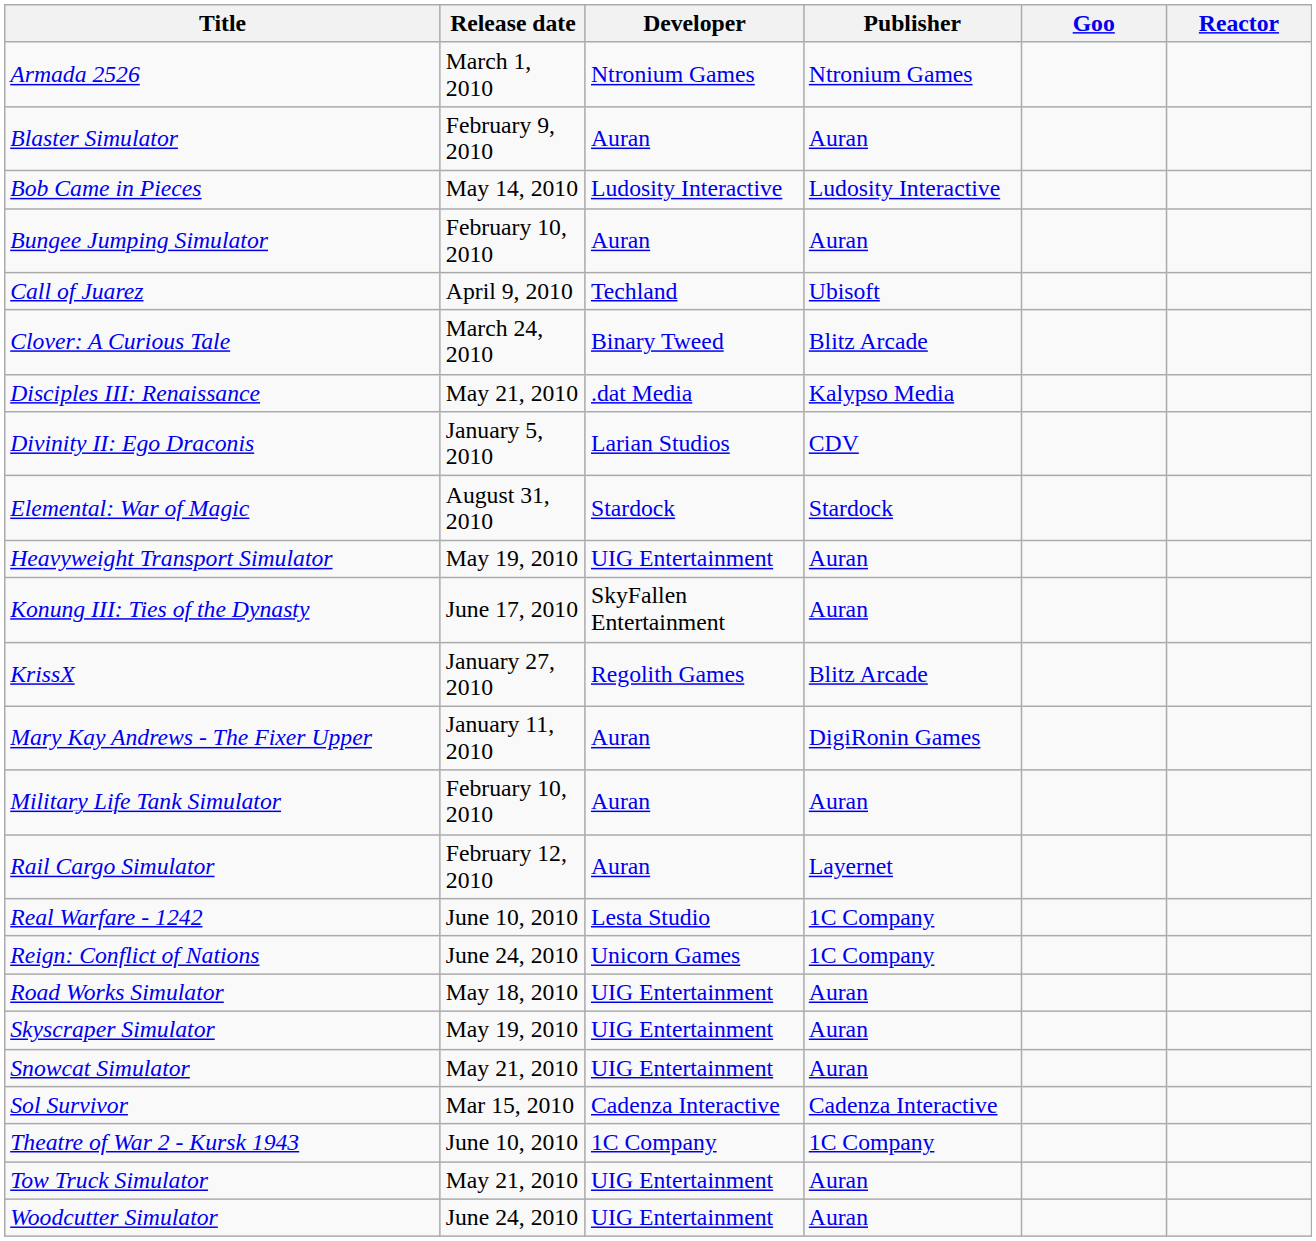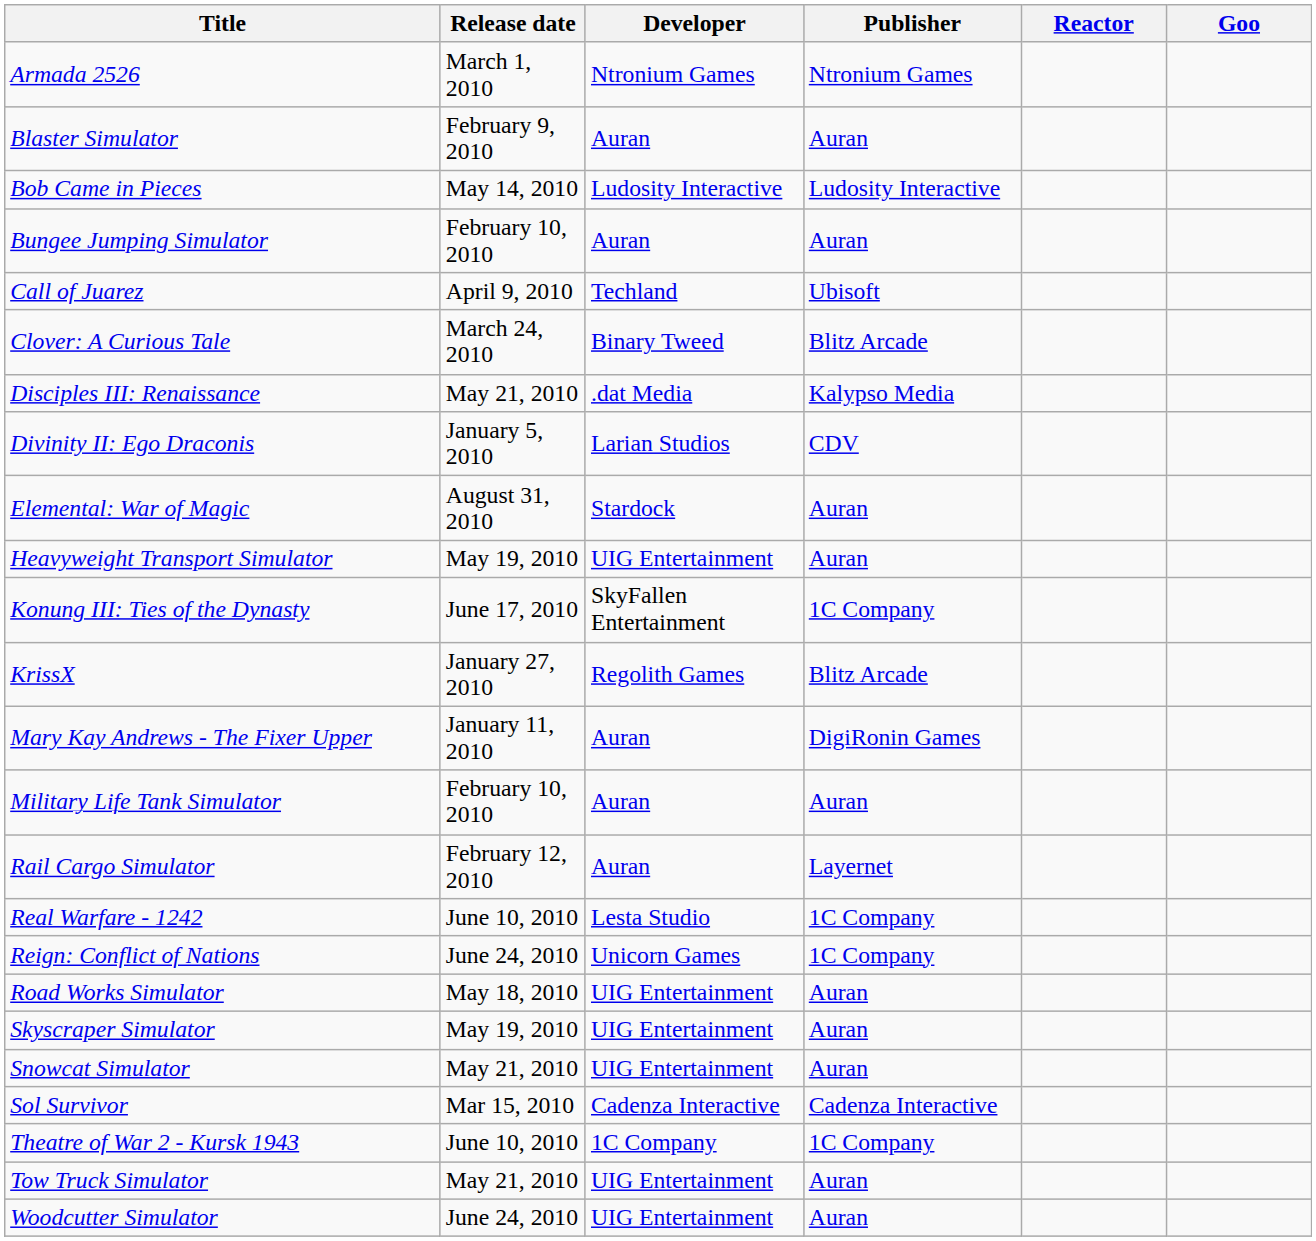columns swapped: (1239, 23) <-> (1094, 23)
(851, 507) Stardock -> (838, 507) Auran
(838, 609) Auran -> (872, 609) 1C Company
